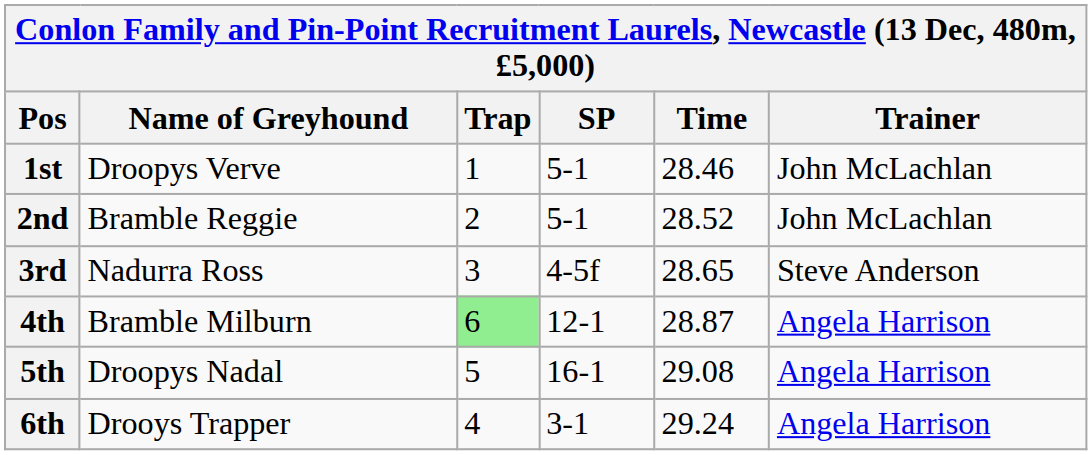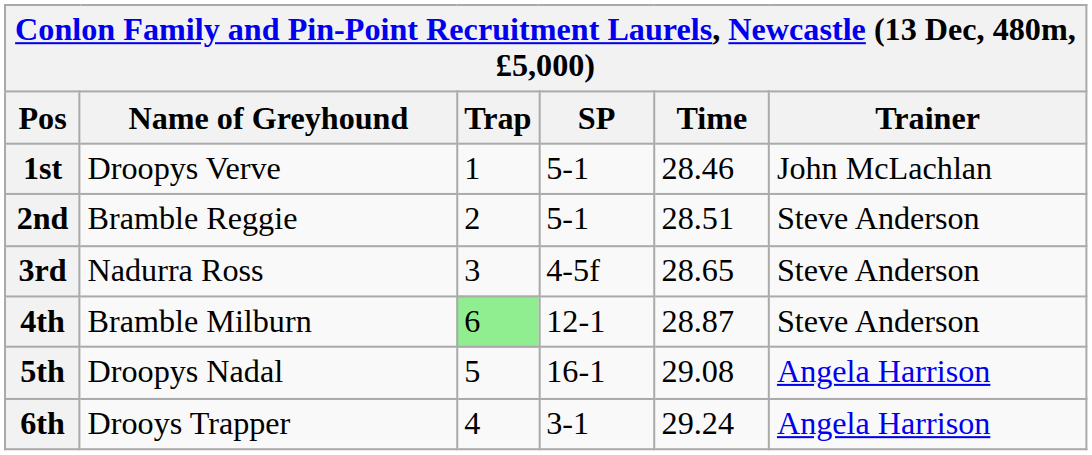(698, 219) 28.52 -> (698, 219) 28.51
(885, 219) John McLachlan -> (878, 219) Steve Anderson
(884, 321) Angela Harrison -> (878, 321) Steve Anderson
